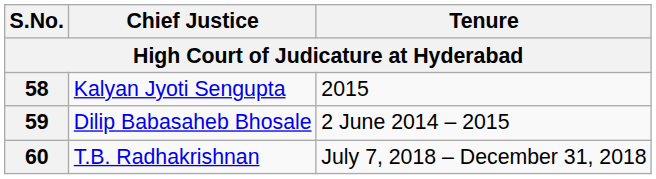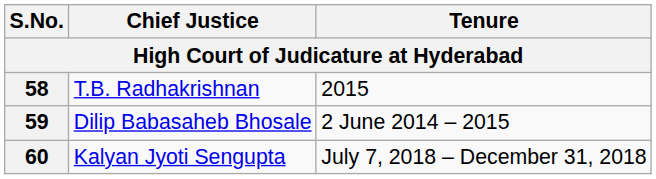(180, 88) Kalyan Jyoti Sengupta -> (167, 88) T.B. Radhakrishnan
(167, 156) T.B. Radhakrishnan -> (180, 156) Kalyan Jyoti Sengupta
